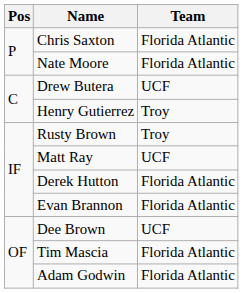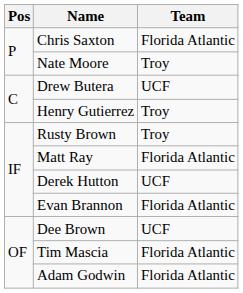(188, 63) Florida Atlantic -> (155, 63) Troy
(155, 157) UCF -> (188, 157) Florida Atlantic
(188, 181) Florida Atlantic -> (155, 181) UCF
